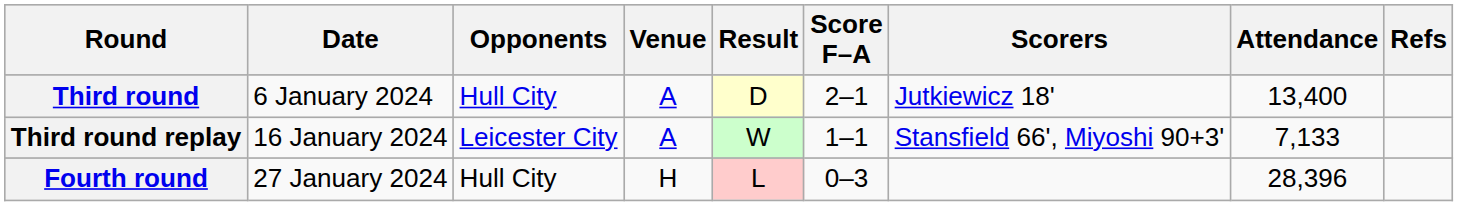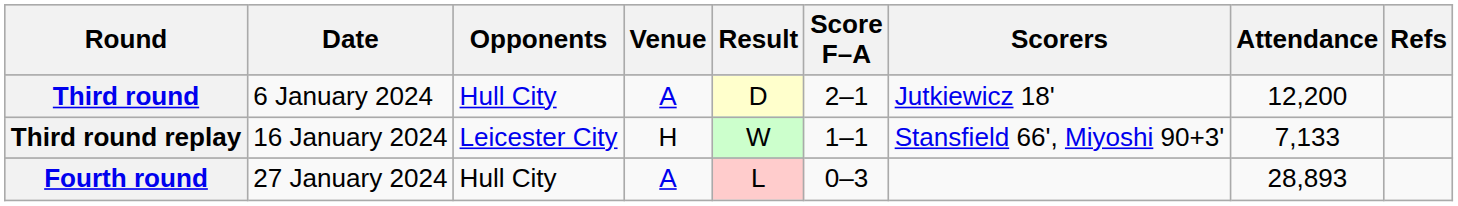(1307, 95) 13,400 -> (1307, 95) 12,200
(668, 137) A -> (668, 137) H
(668, 178) H -> (668, 178) A
(1307, 178) 28,396 -> (1307, 178) 28,893
